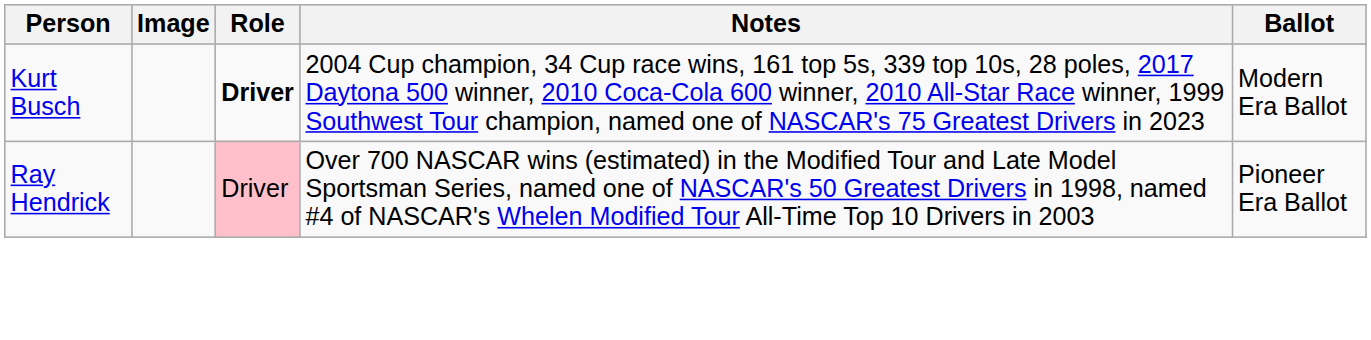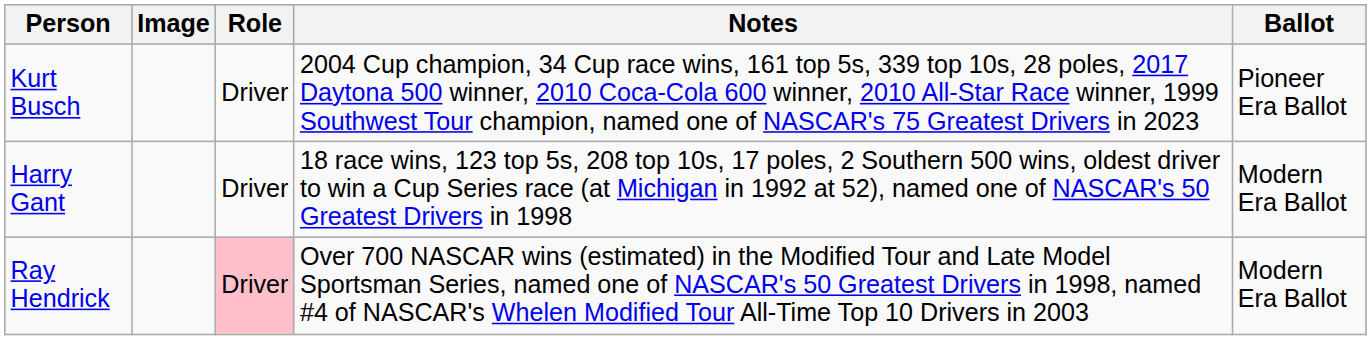(258, 92) bold -> (255, 92) normal
(1293, 92) Modern Era Ballot -> (1292, 92) Pioneer Era Ballot
+ row: (41, 188)
(1293, 188) Pioneer Era Ballot -> (1292, 285) Modern Era Ballot
